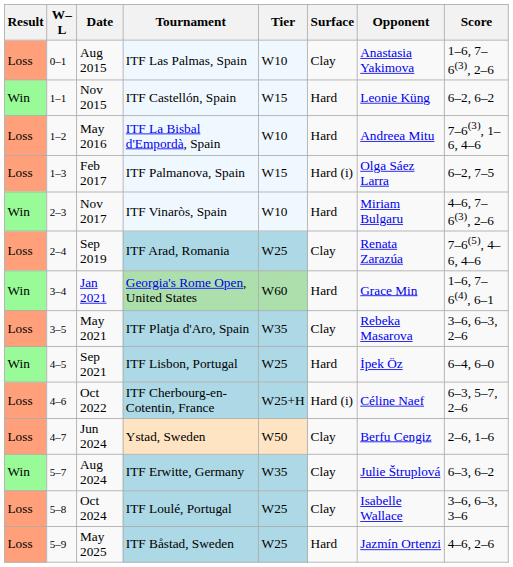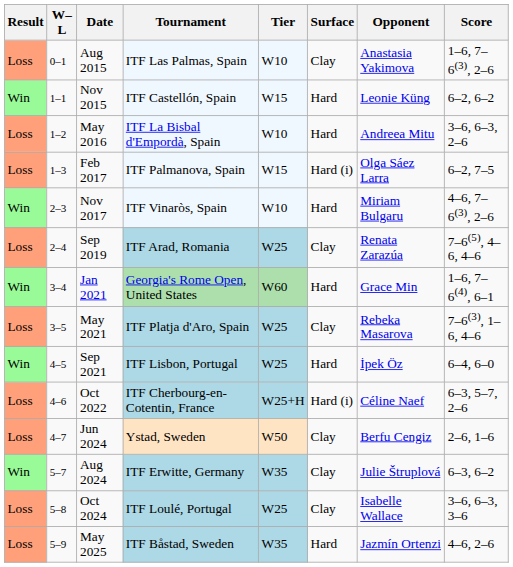(474, 135) 7–6(3), 1–6, 4–6 -> (473, 134) 3–6, 6–3, 2–6
(275, 328) W35 -> (275, 326) W25
(473, 328) 3–6, 6–3, 2–6 -> (474, 326) 7–6(3), 1–6, 4–6
(275, 544) W25 -> (275, 544) W35
